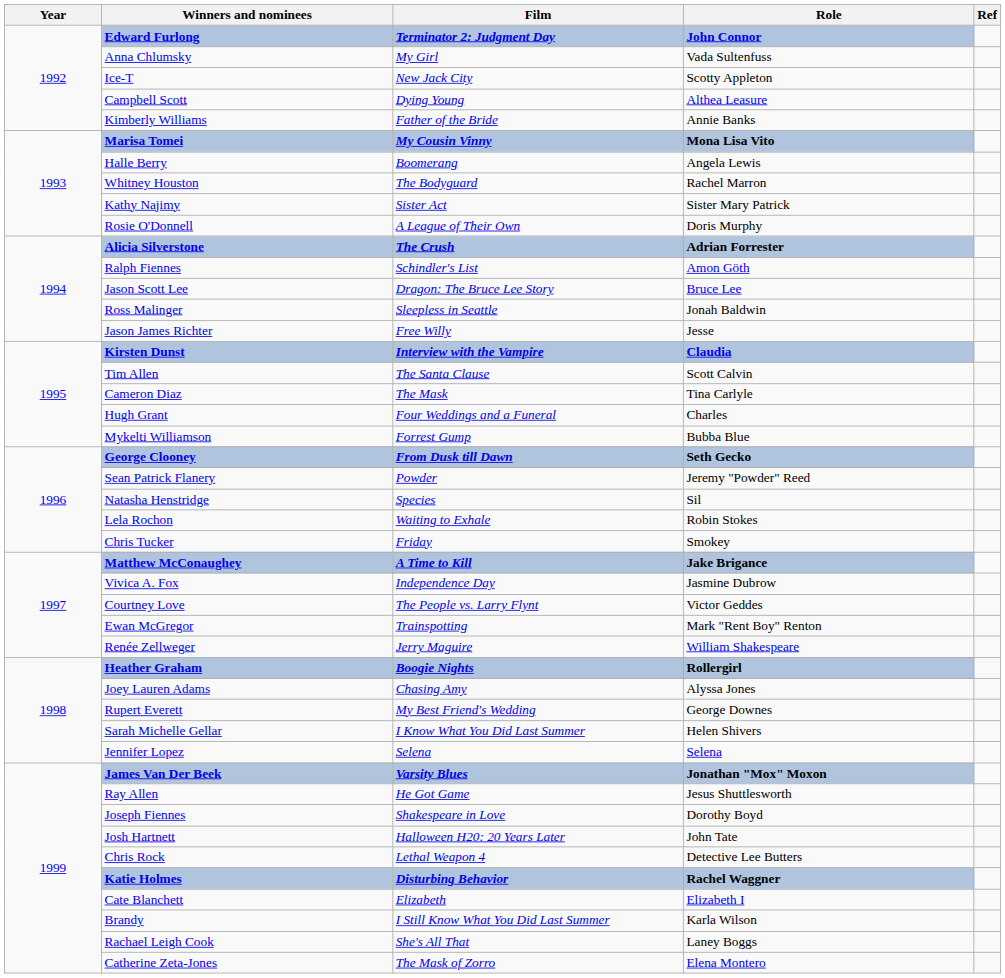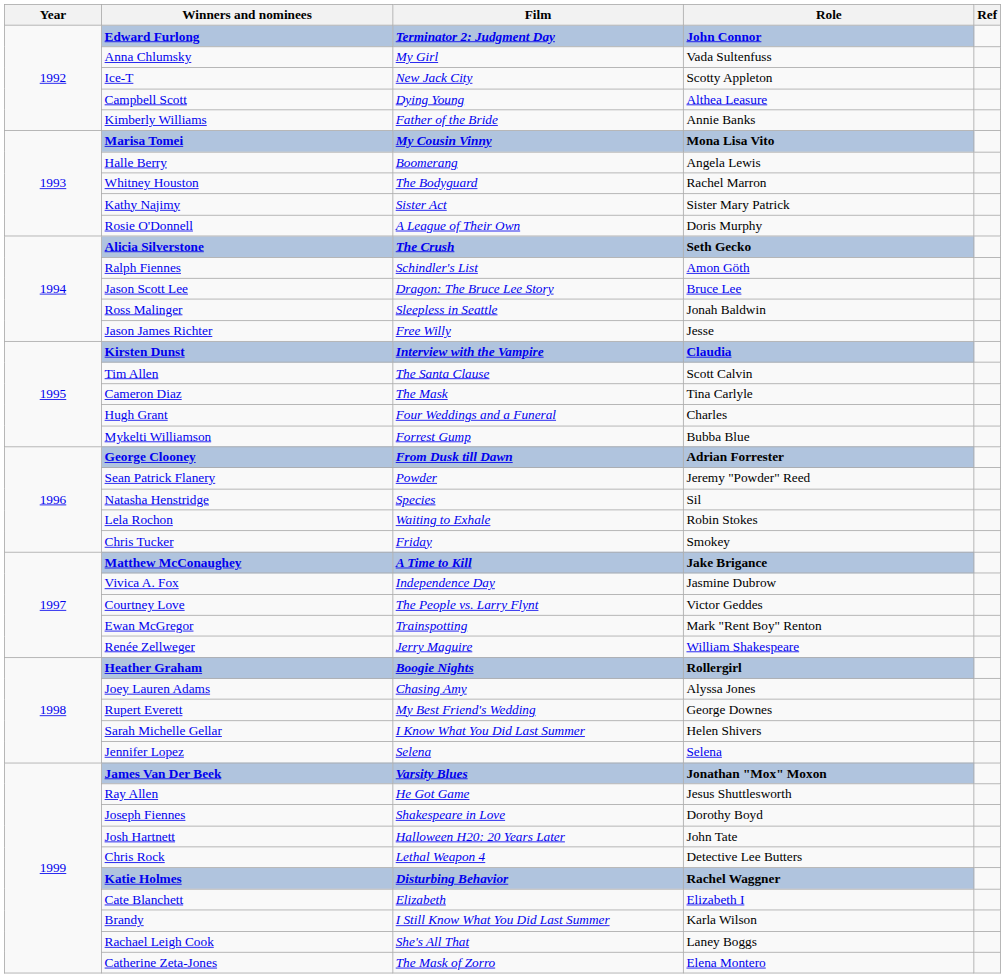(735, 246) Adrian Forrester -> (719, 246) Seth Gecko
(719, 457) Seth Gecko -> (735, 457) Adrian Forrester
